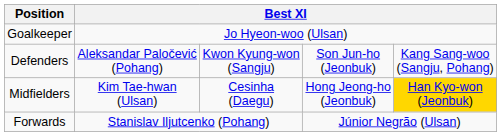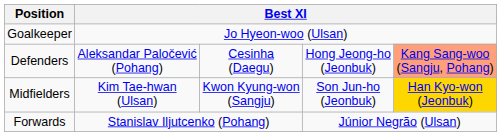(251, 61) Kwon Kyung-won (Sangju) -> (251, 61) Cesinha (Daegu)
(348, 61) Son Jun-ho (Jeonbuk) -> (348, 61) Hong Jeong-ho (Jeonbuk)
(445, 61) no background -> (445, 61) lightsalmon background
(251, 94) Cesinha (Daegu) -> (251, 94) Kwon Kyung-won (Sangju)
(348, 94) Hong Jeong-ho (Jeonbuk) -> (348, 94) Son Jun-ho (Jeonbuk)
